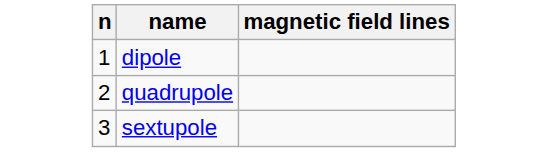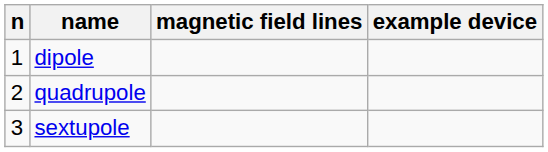+ column: (455, 22)
